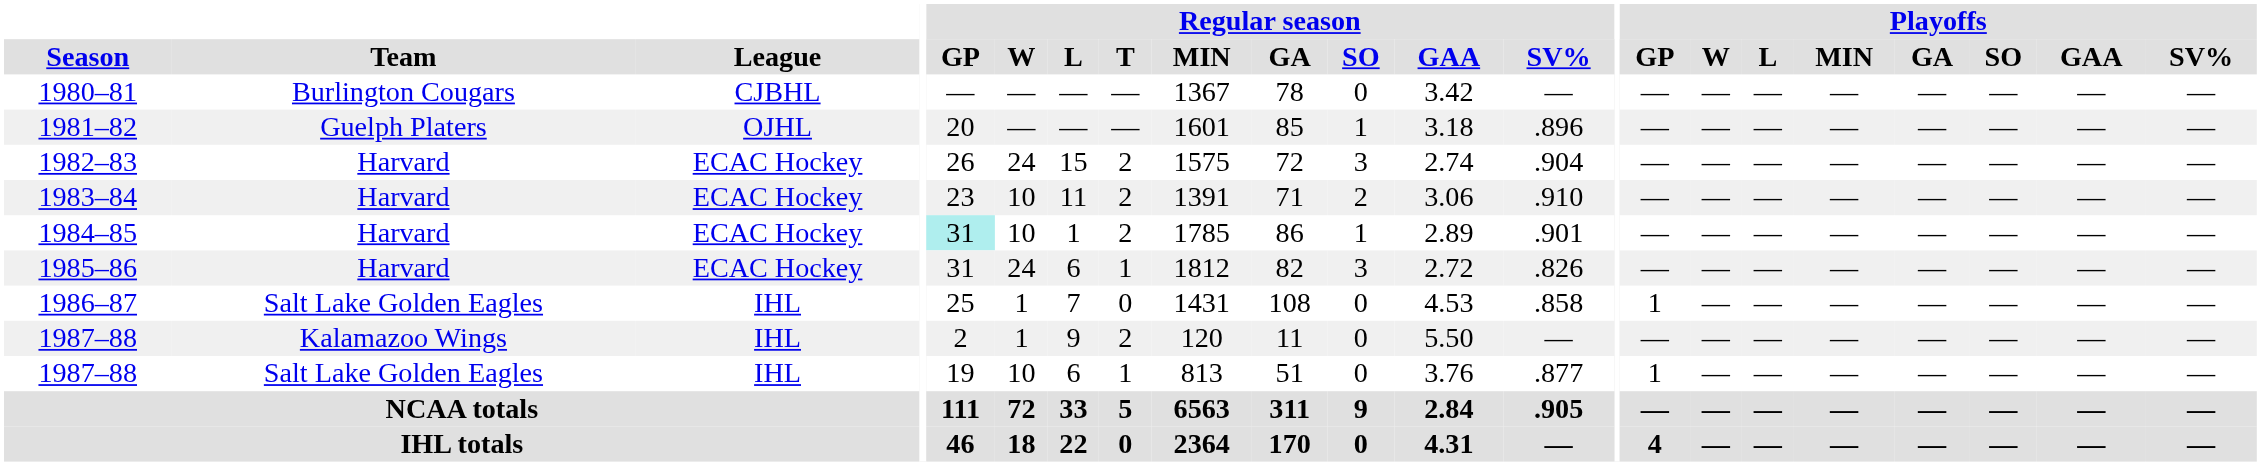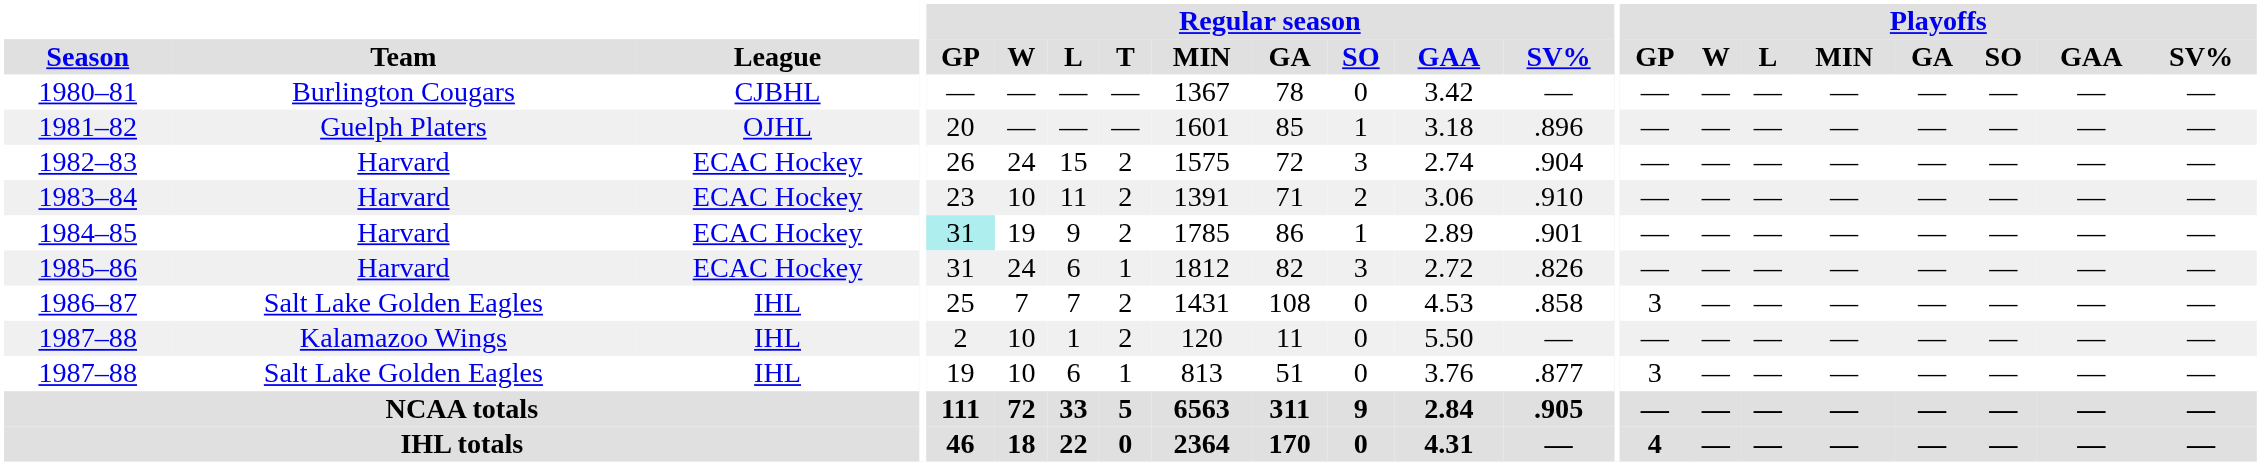(1021, 232) 10 -> (1021, 232) 19
(1073, 232) 1 -> (1073, 232) 9
(1021, 302) 1 -> (1021, 302) 7
(1125, 302) 0 -> (1125, 302) 2
(1655, 302) 1 -> (1655, 302) 3
(1021, 338) 1 -> (1021, 338) 10
(1073, 338) 9 -> (1073, 338) 1
(1655, 373) 1 -> (1655, 373) 3
